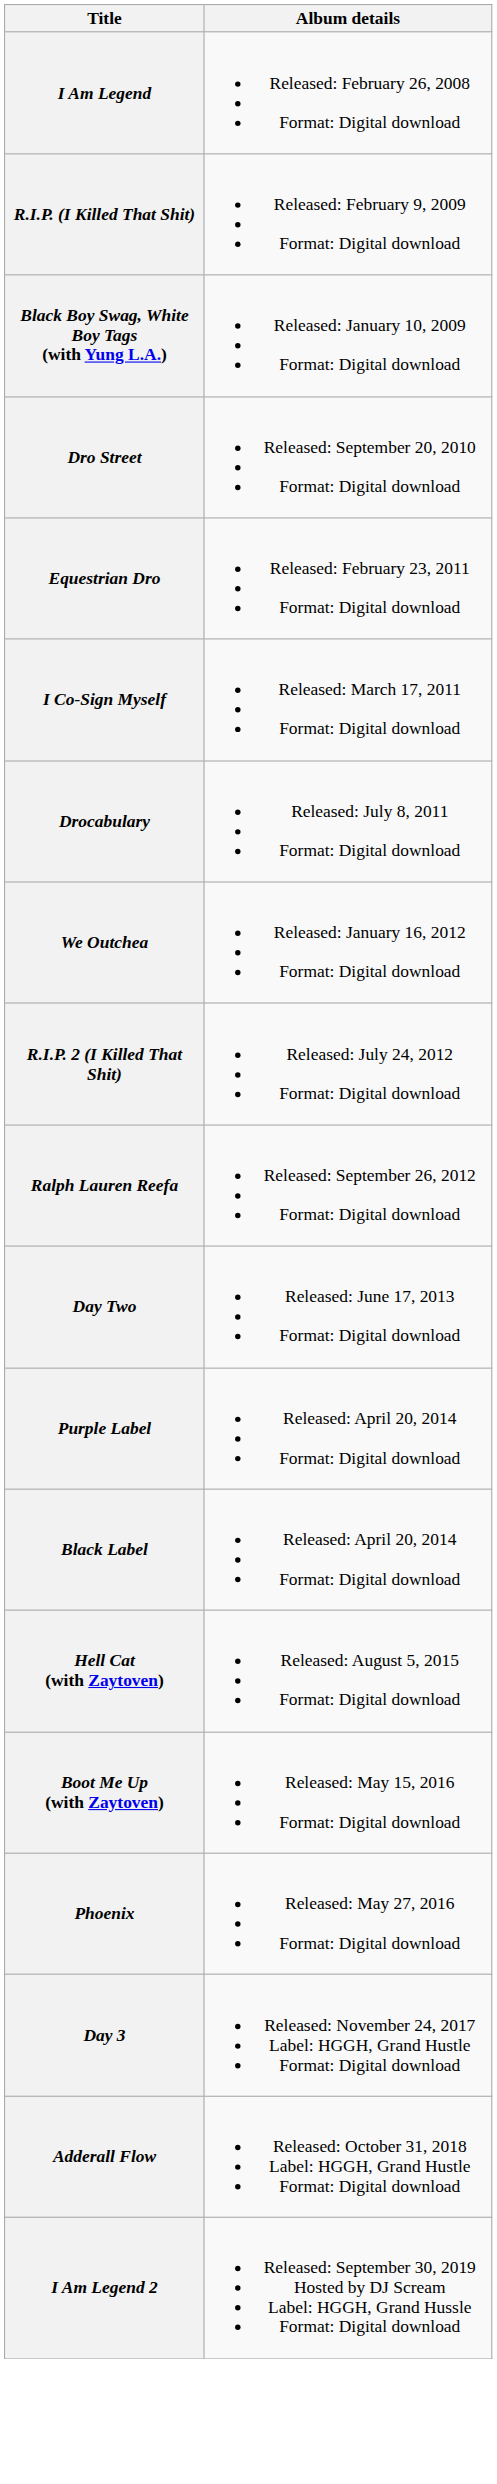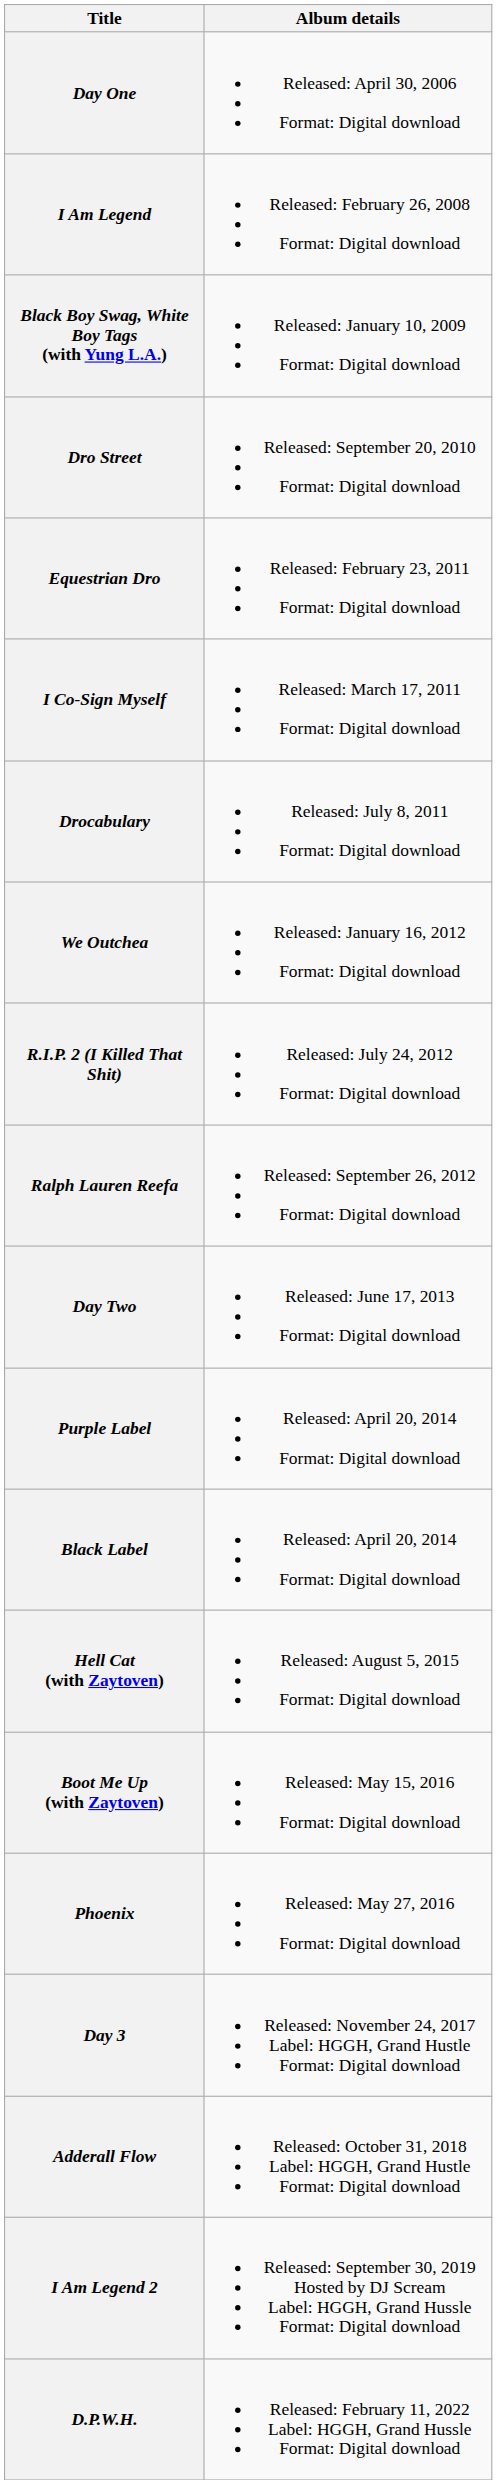+ row: (104, 92)
- row: (104, 214)
+ row: (104, 2419)
